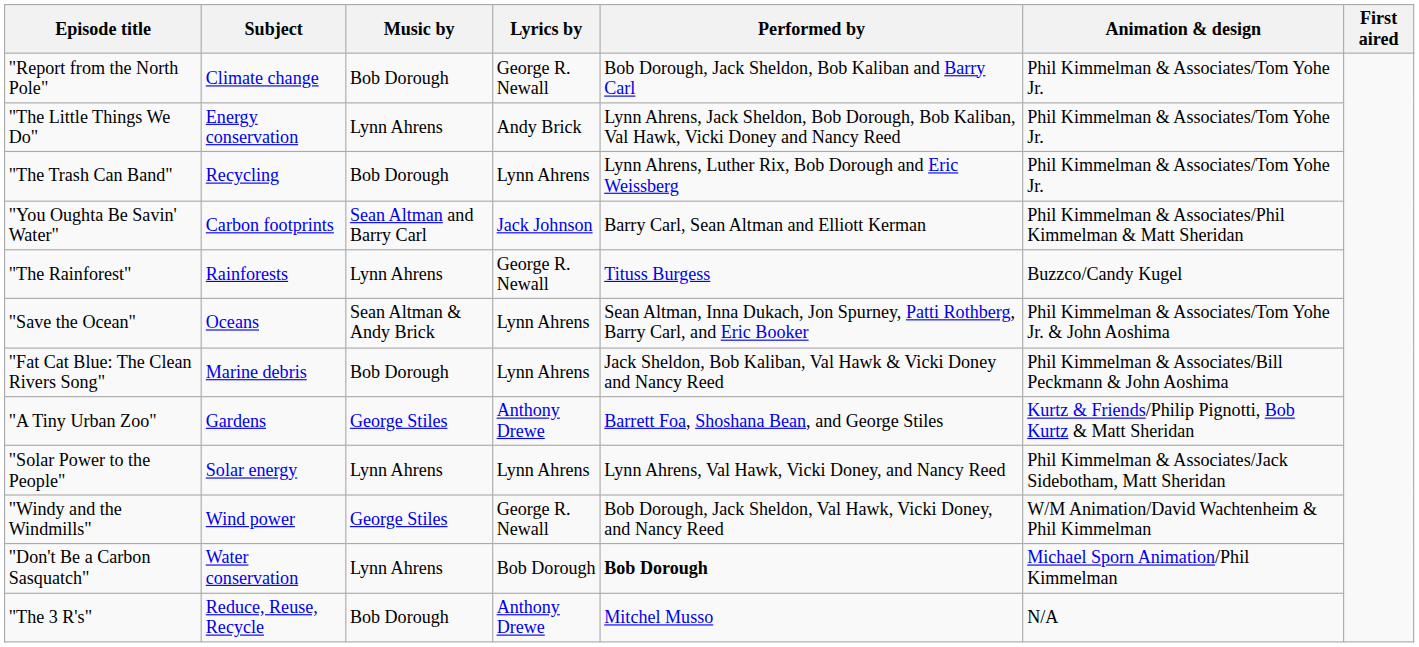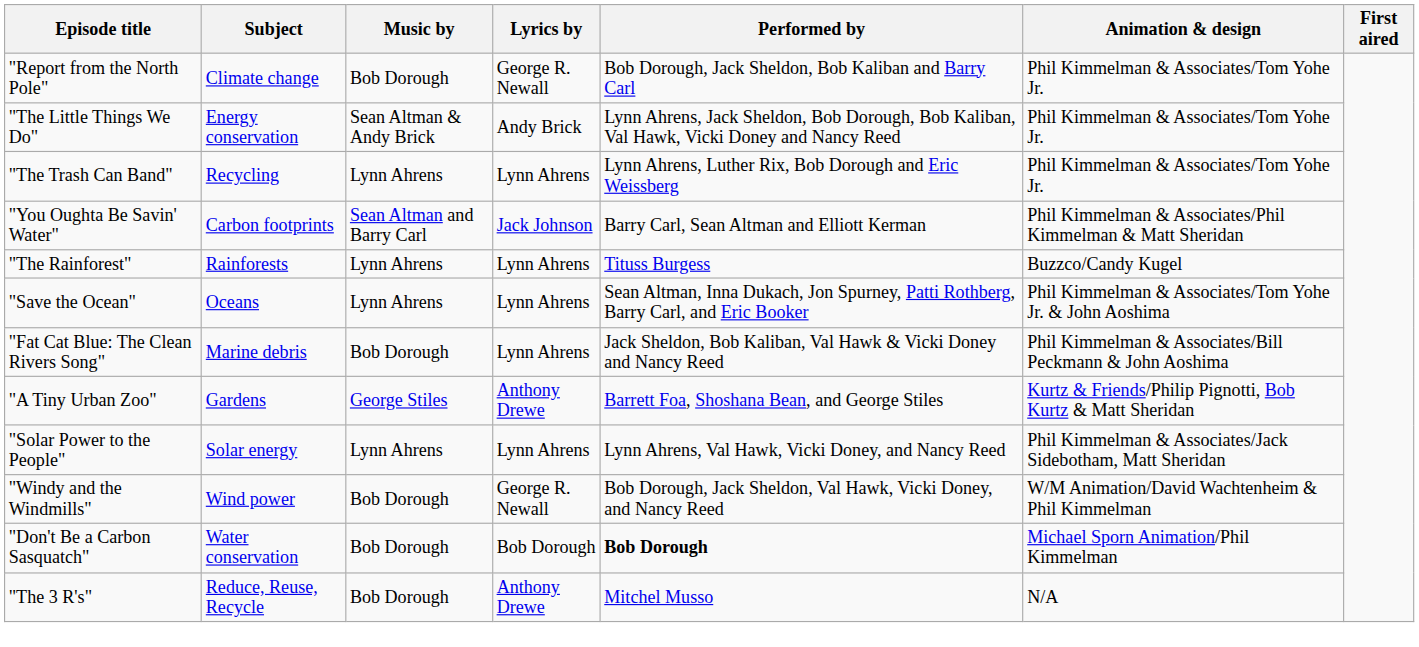(396, 127) Lynn Ahrens -> (406, 127) Sean Altman & Andy Brick
(399, 176) Bob Dorough -> (396, 176) Lynn Ahrens
(534, 274) George R. Newall -> (543, 263) Lynn Ahrens
(406, 323) Sean Altman & Andy Brick -> (396, 302) Lynn Ahrens
(399, 519) George Stiles -> (399, 498) Bob Dorough
(396, 568) Lynn Ahrens -> (399, 547) Bob Dorough
